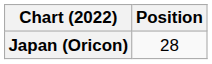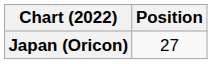(169, 44) 28 -> (169, 44) 27
